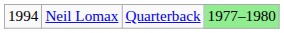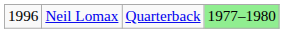(23, 16) 1994 -> (23, 16) 1996
